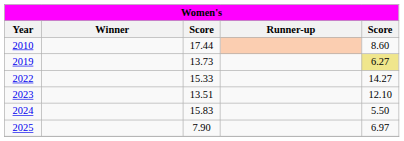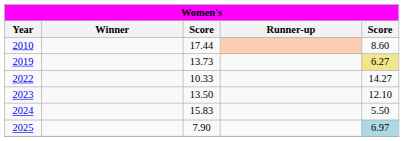(202, 78) 15.33 -> (202, 78) 10.33
(202, 95) 13.51 -> (202, 95) 13.50
(380, 128) no background -> (380, 128) lightblue background
